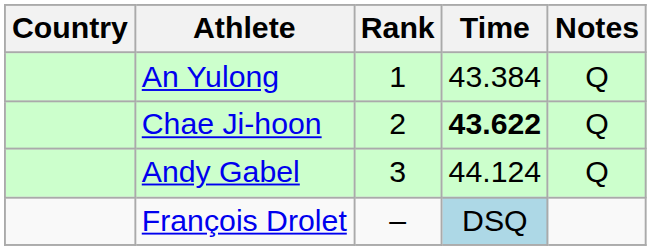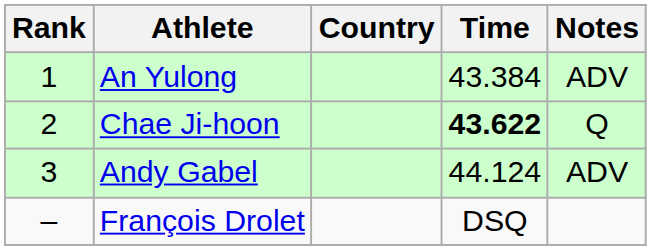columns swapped: (398, 28) <-> (70, 28)
(597, 76) Q -> (597, 76) ADV
(597, 172) Q -> (597, 172) ADV
(495, 220) lightblue background -> (495, 220) no background
